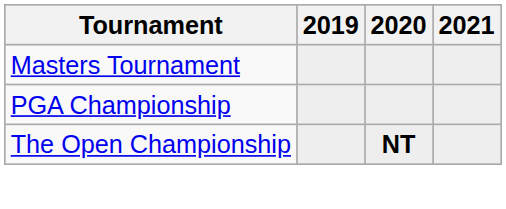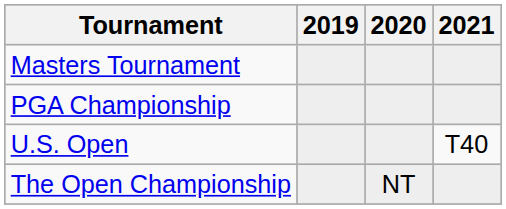+ row: (70, 145)
(399, 145) bold -> (399, 185) normal
